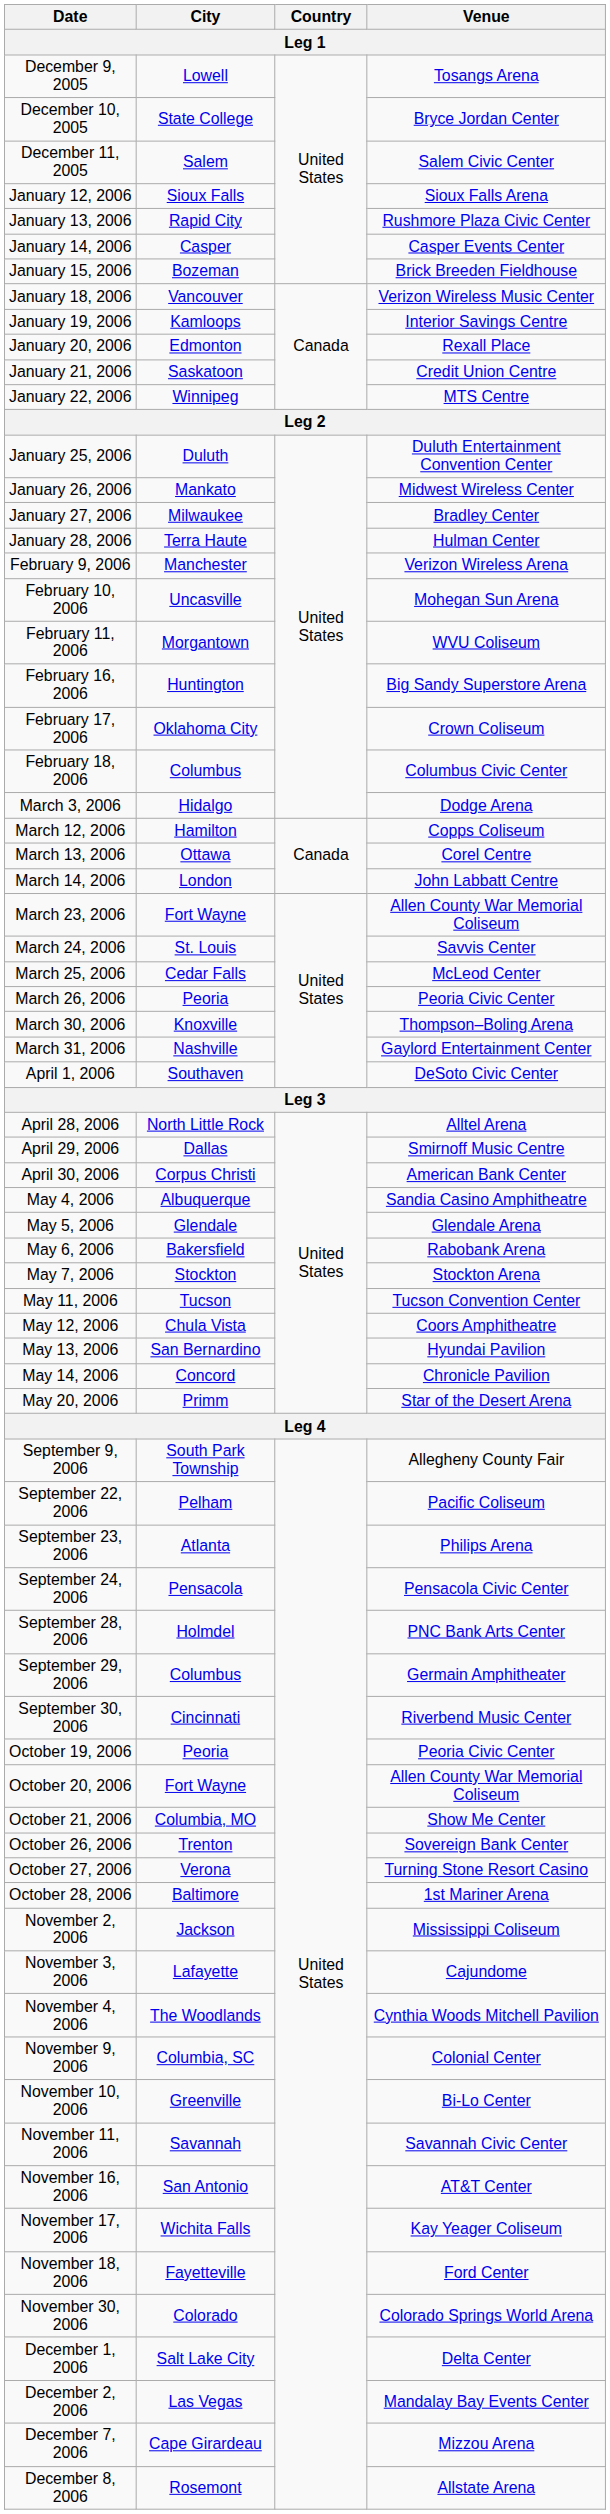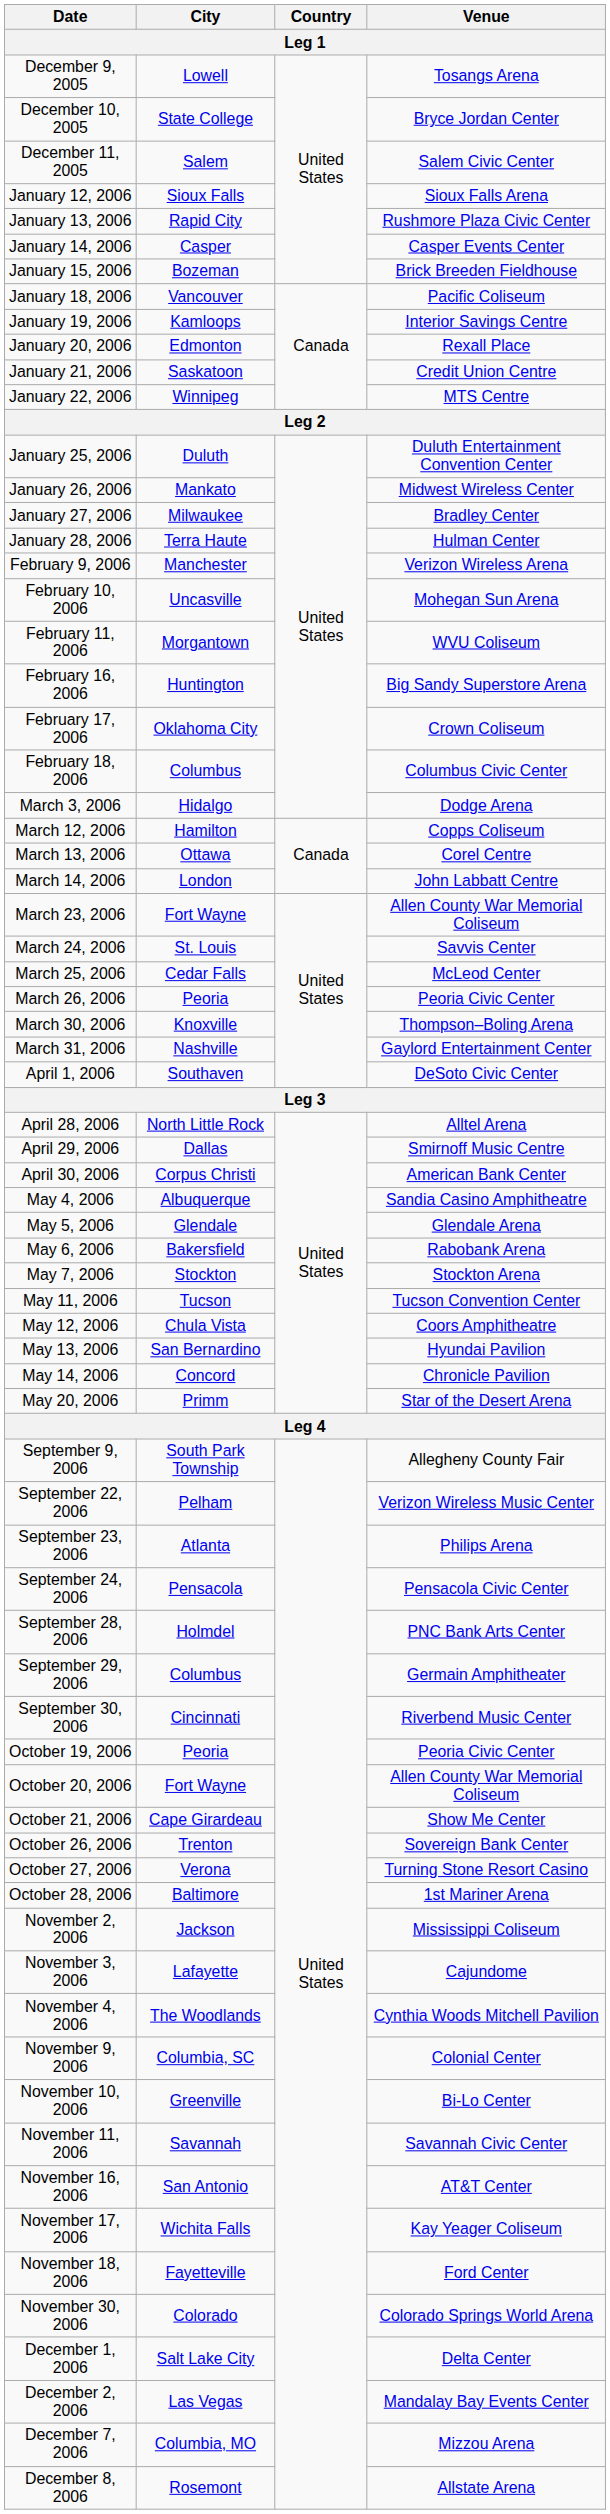(486, 296) Verizon Wireless Music Center -> (486, 296) Pacific Coliseum
(486, 1503) Pacific Coliseum -> (486, 1503) Verizon Wireless Music Center
(205, 1819) Columbia, MO -> (205, 1819) Cape Girardeau
(205, 2444) Cape Girardeau -> (205, 2444) Columbia, MO
